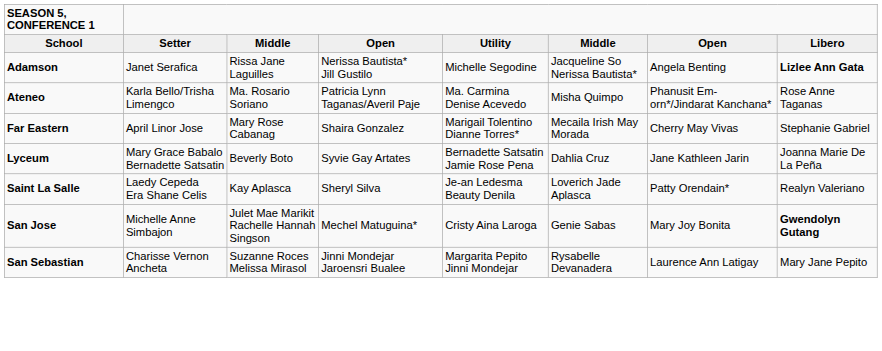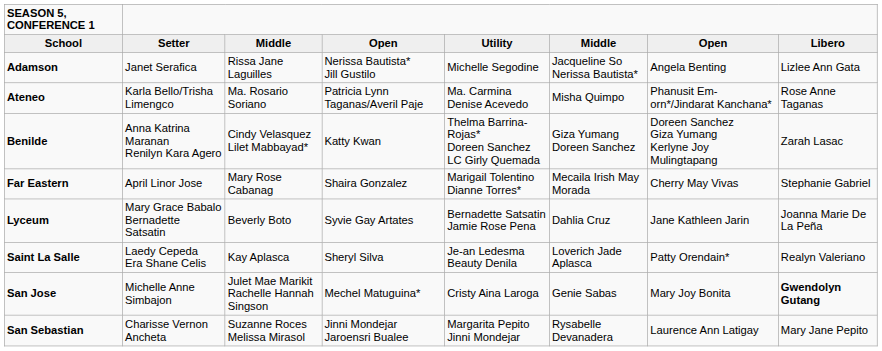(822, 67) bold -> (820, 67) normal
+ row: (27, 141)
